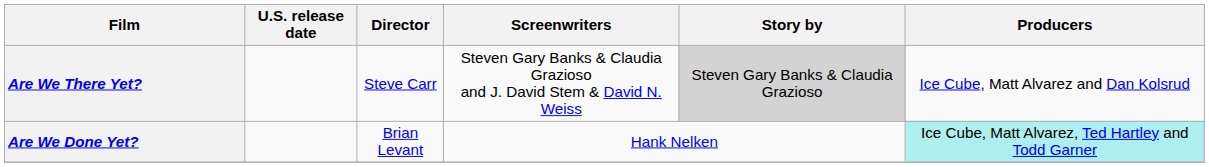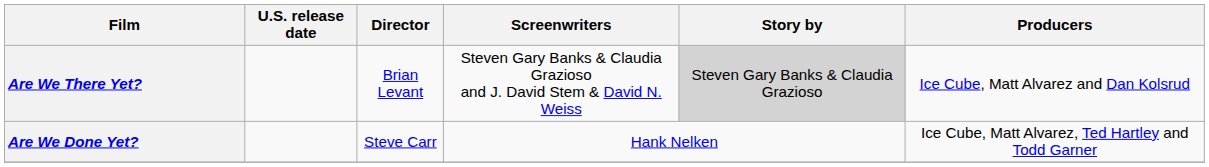(400, 83) Steve Carr -> (400, 83) Brian Levant
(400, 141) Brian Levant -> (400, 141) Steve Carr
(1055, 141) paleturquoise background -> (1055, 141) no background
